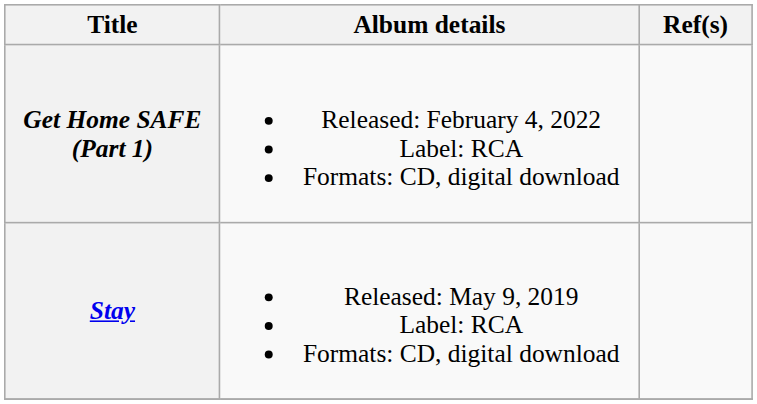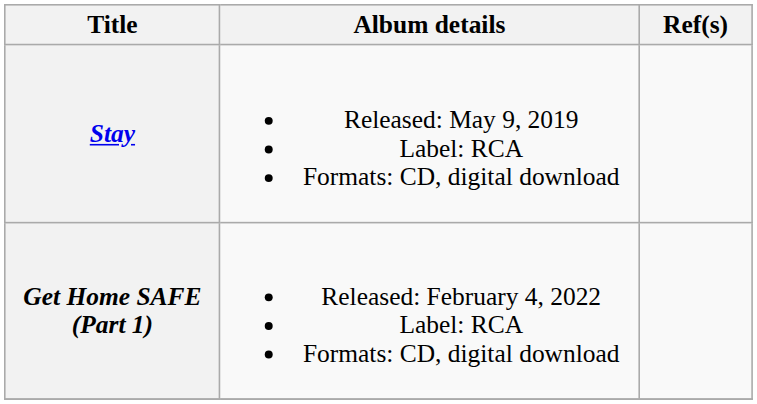rows swapped: (112, 310) <-> (112, 133)
